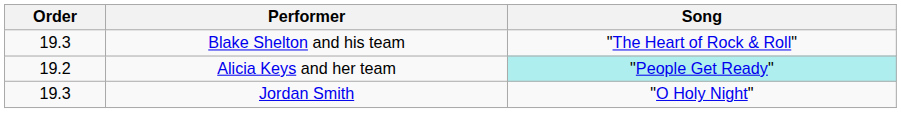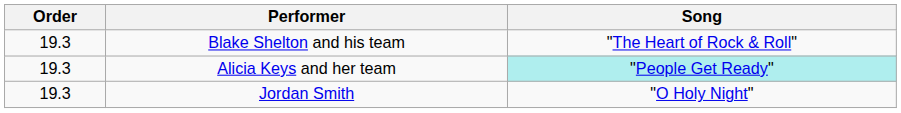(55, 68) 19.2 -> (55, 68) 19.3
